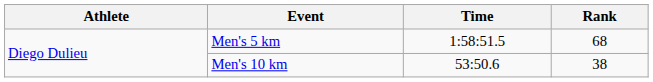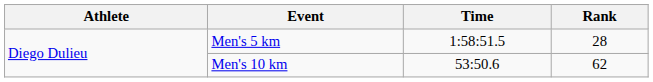(600, 41) 68 -> (600, 41) 28
(600, 65) 38 -> (600, 65) 62
